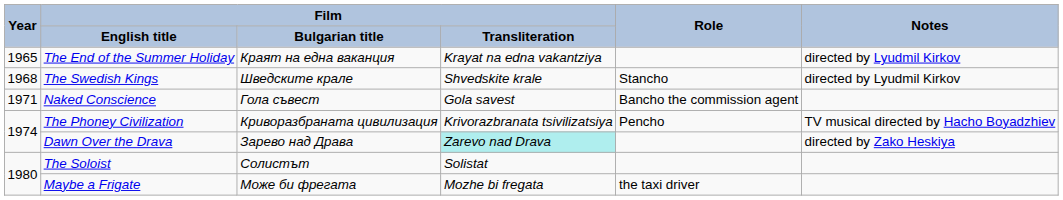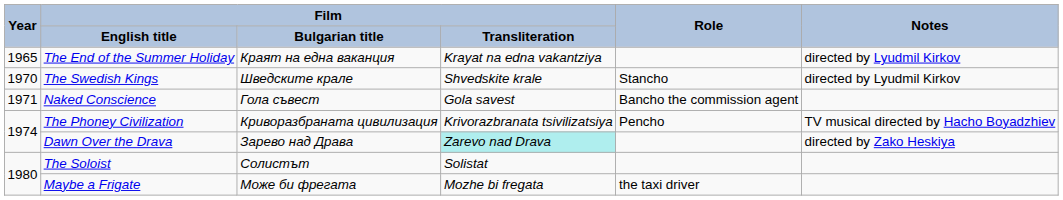(22, 79) 1968 -> (22, 79) 1970
